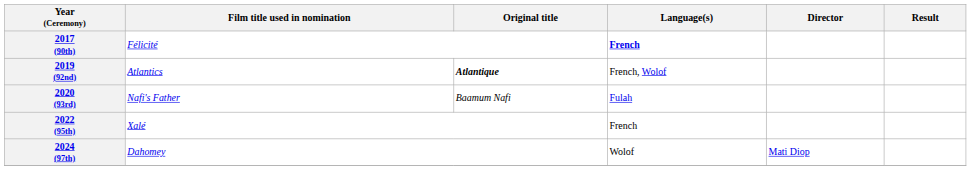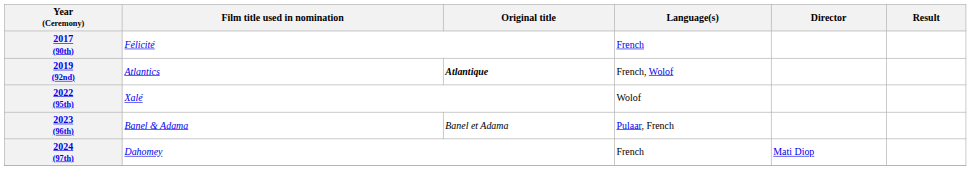(625, 44) bold -> (630, 44) normal
- row: (65, 98)
(623, 125) French -> (629, 98) Wolof
+ row: (63, 125)
(622, 152) Wolof -> (630, 152) French
